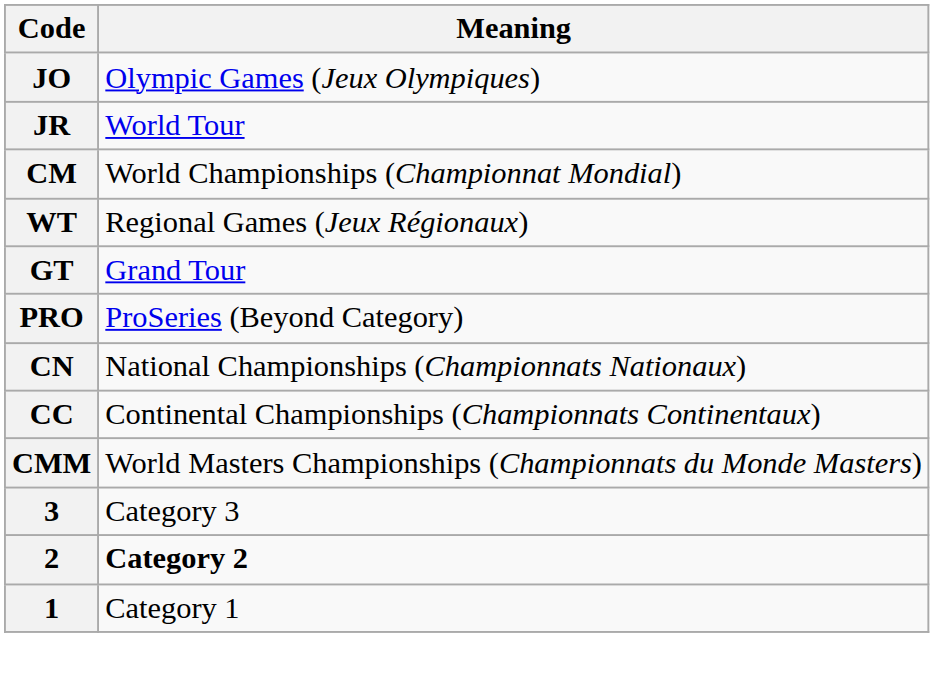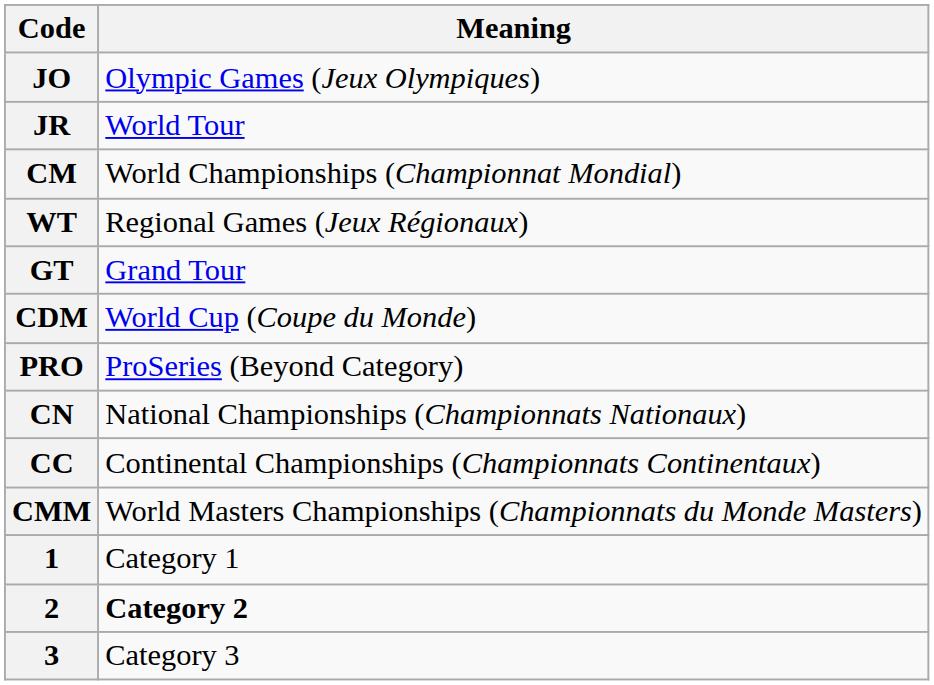+ row: (52, 317)
rows swapped: (52, 607) <-> (52, 510)
